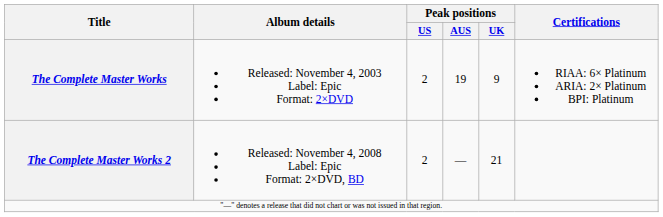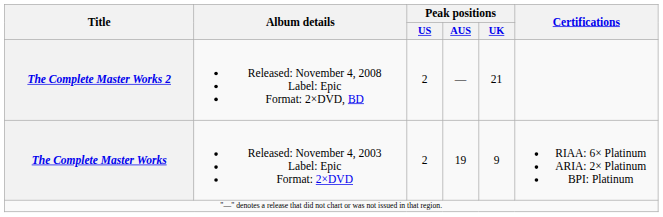rows swapped: (99, 79) <-> (99, 160)
